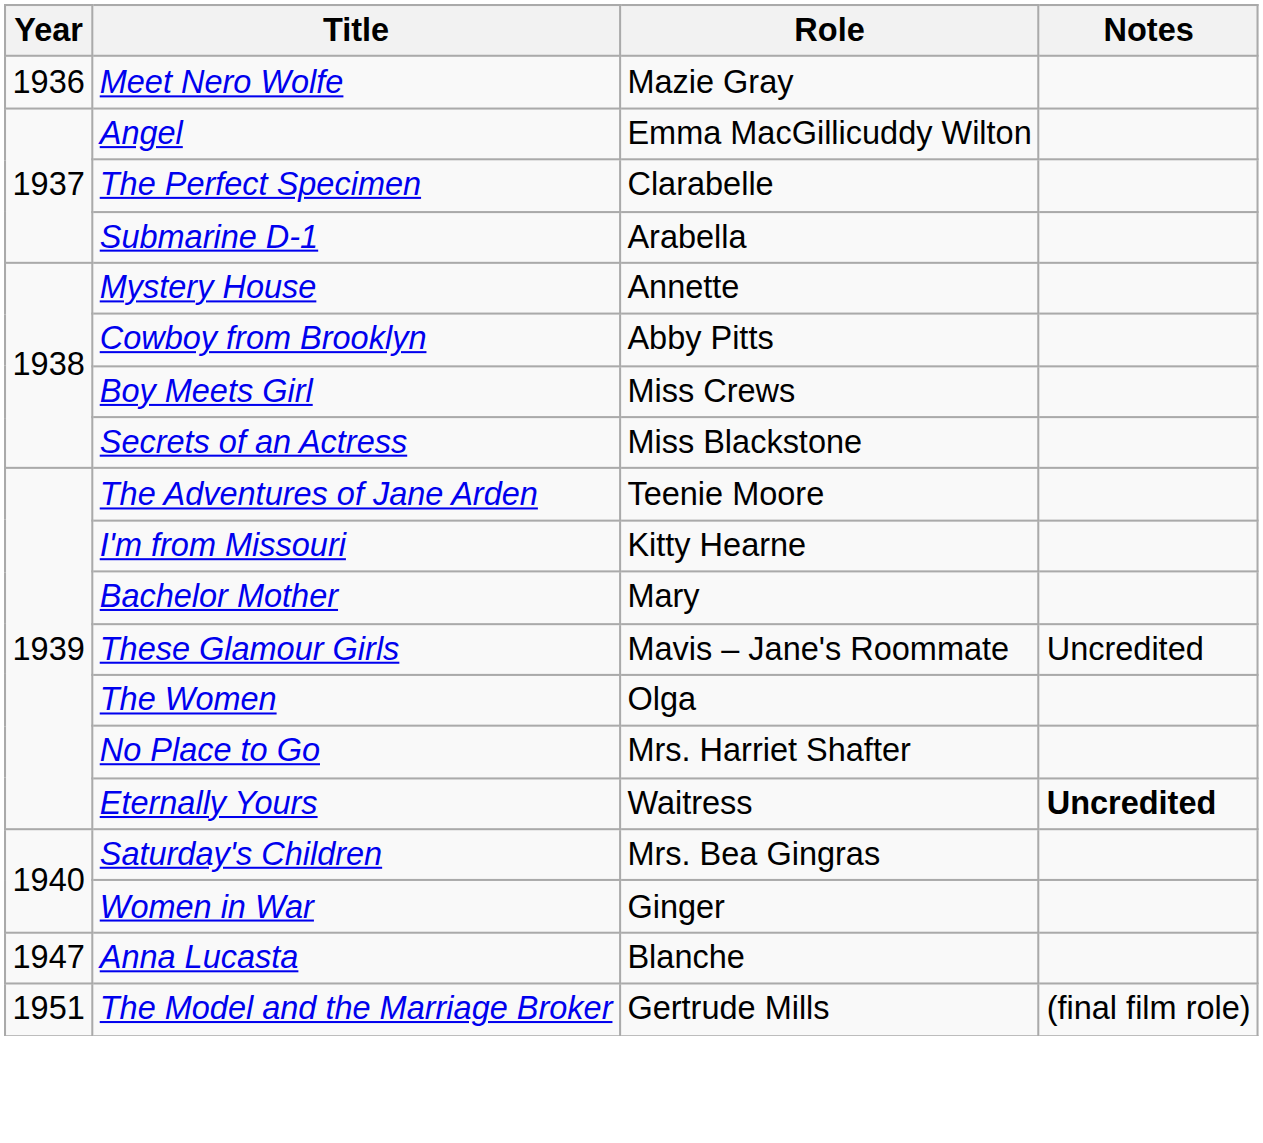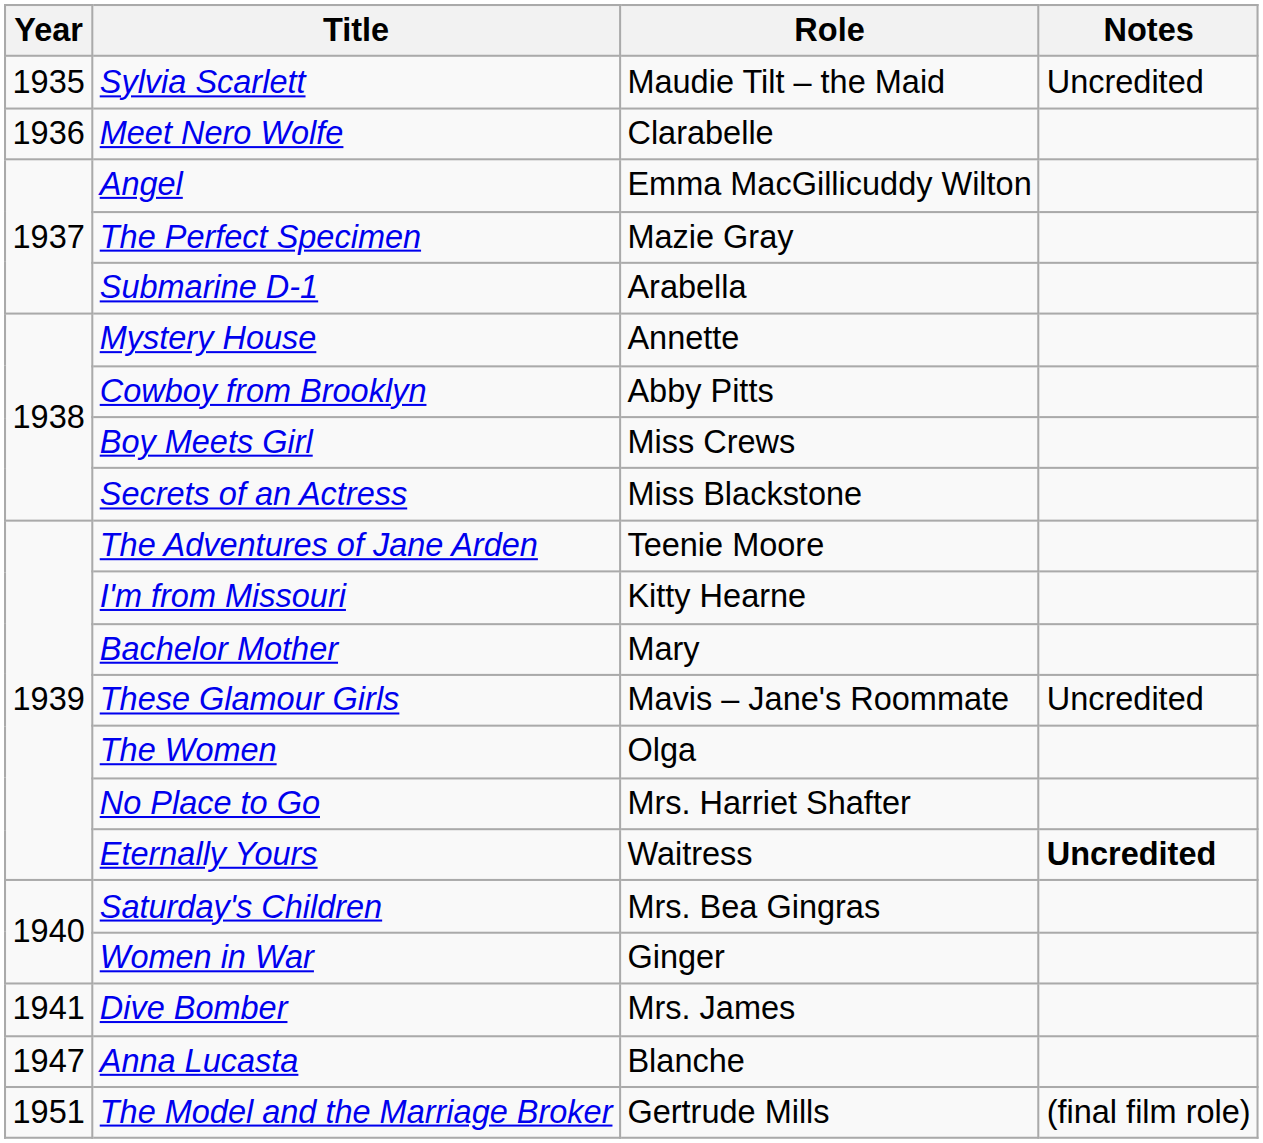+ row: (203, 81)
(710, 81) Mazie Gray -> (701, 133) Clarabelle
(701, 184) Clarabelle -> (710, 236) Mazie Gray
+ row: (194, 1008)
